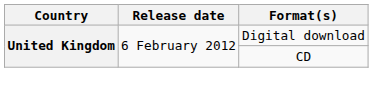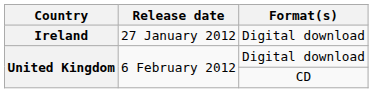+ row: (61, 36)
